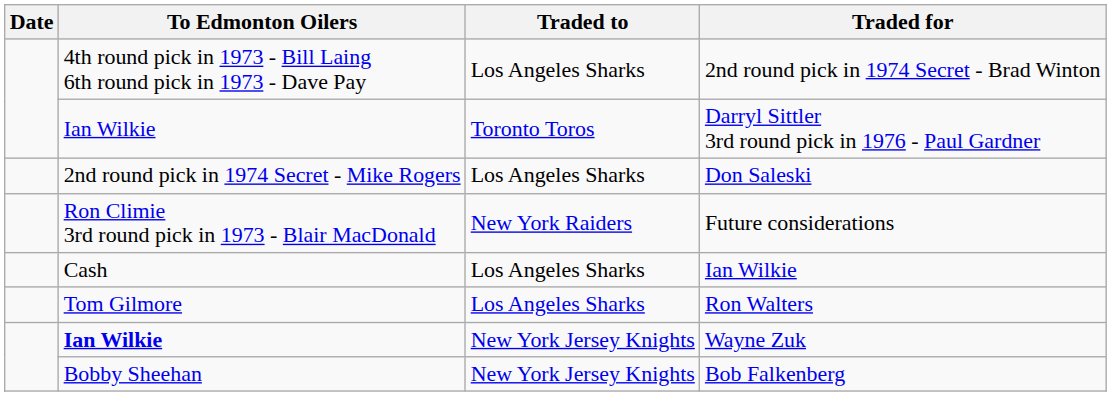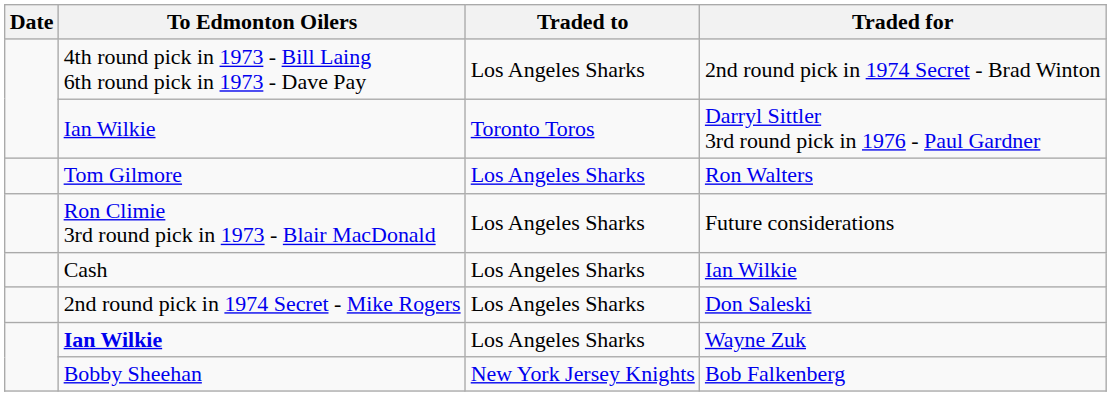rows swapped: (759, 304) <-> (758, 175)
(551, 222) New York Raiders -> (558, 222) Los Angeles Sharks
(583, 339) New York Jersey Knights -> (558, 339) Los Angeles Sharks
